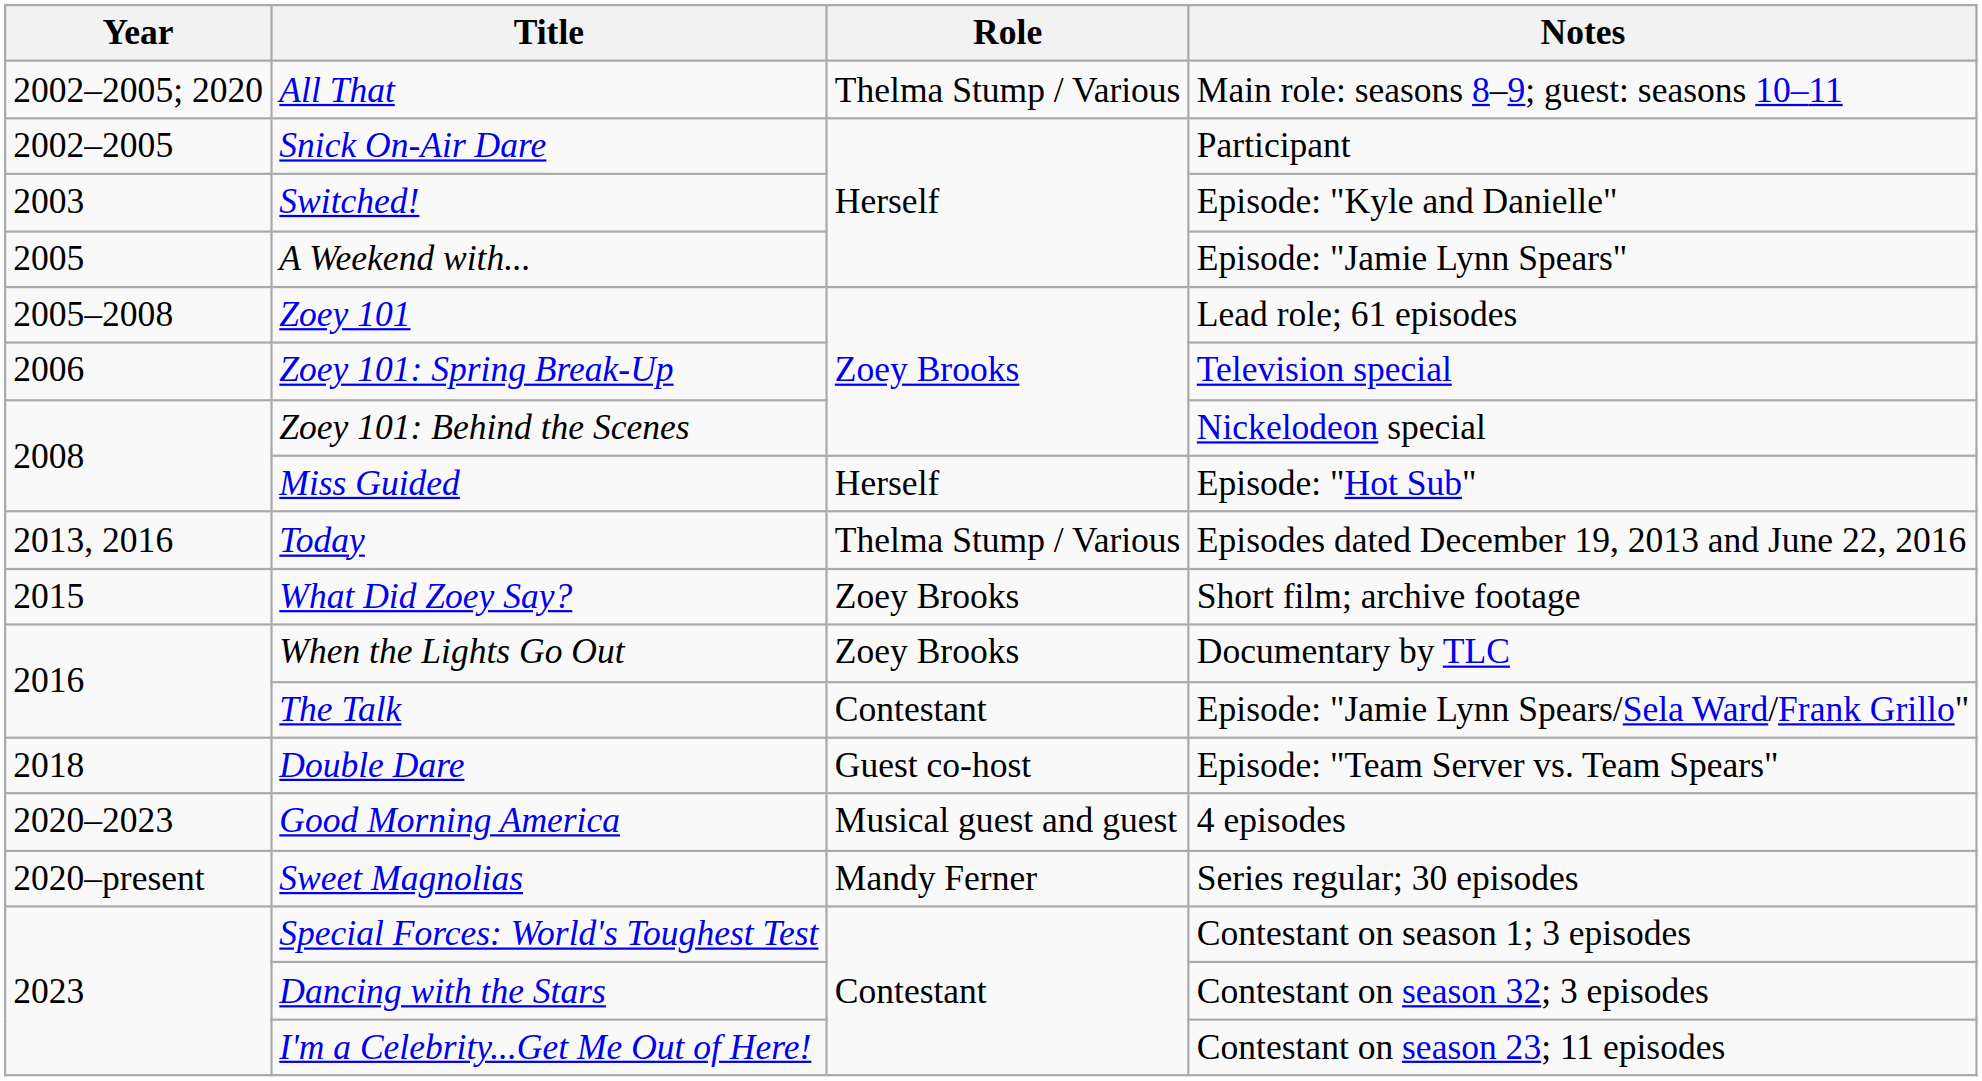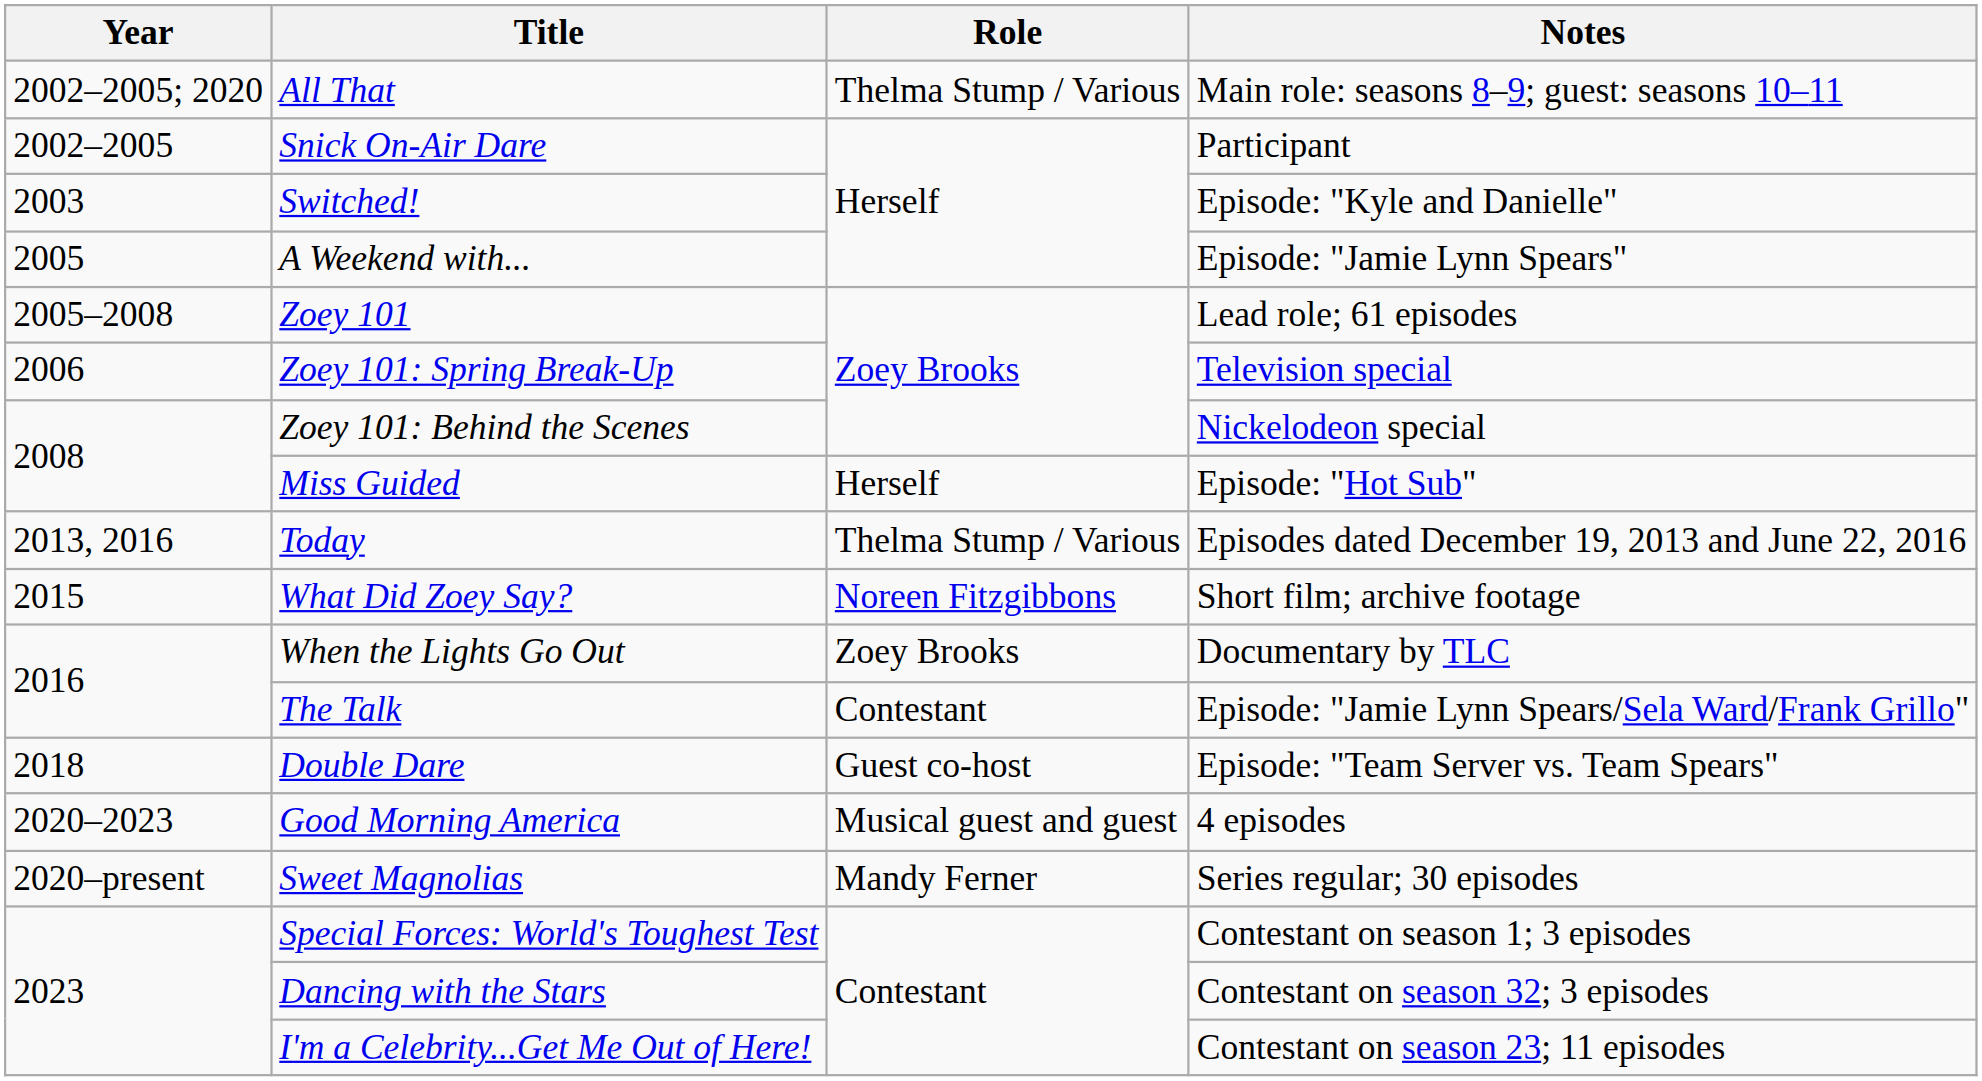(927, 595) Zoey Brooks -> (975, 595) Noreen Fitzgibbons
